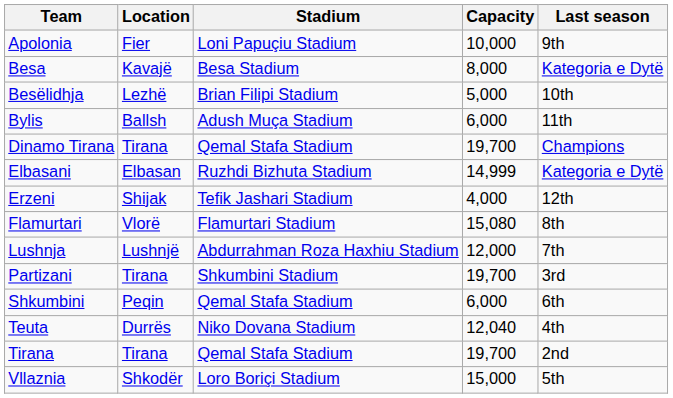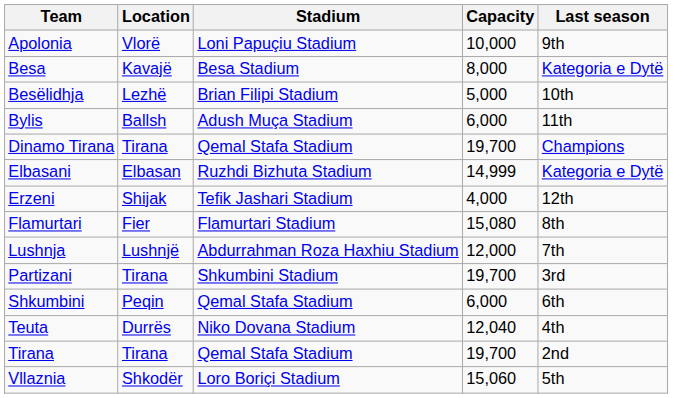(136, 43) Fier -> (141, 43) Vlorë
(141, 224) Vlorë -> (136, 224) Fier
(491, 379) 15,000 -> (491, 379) 15,060
